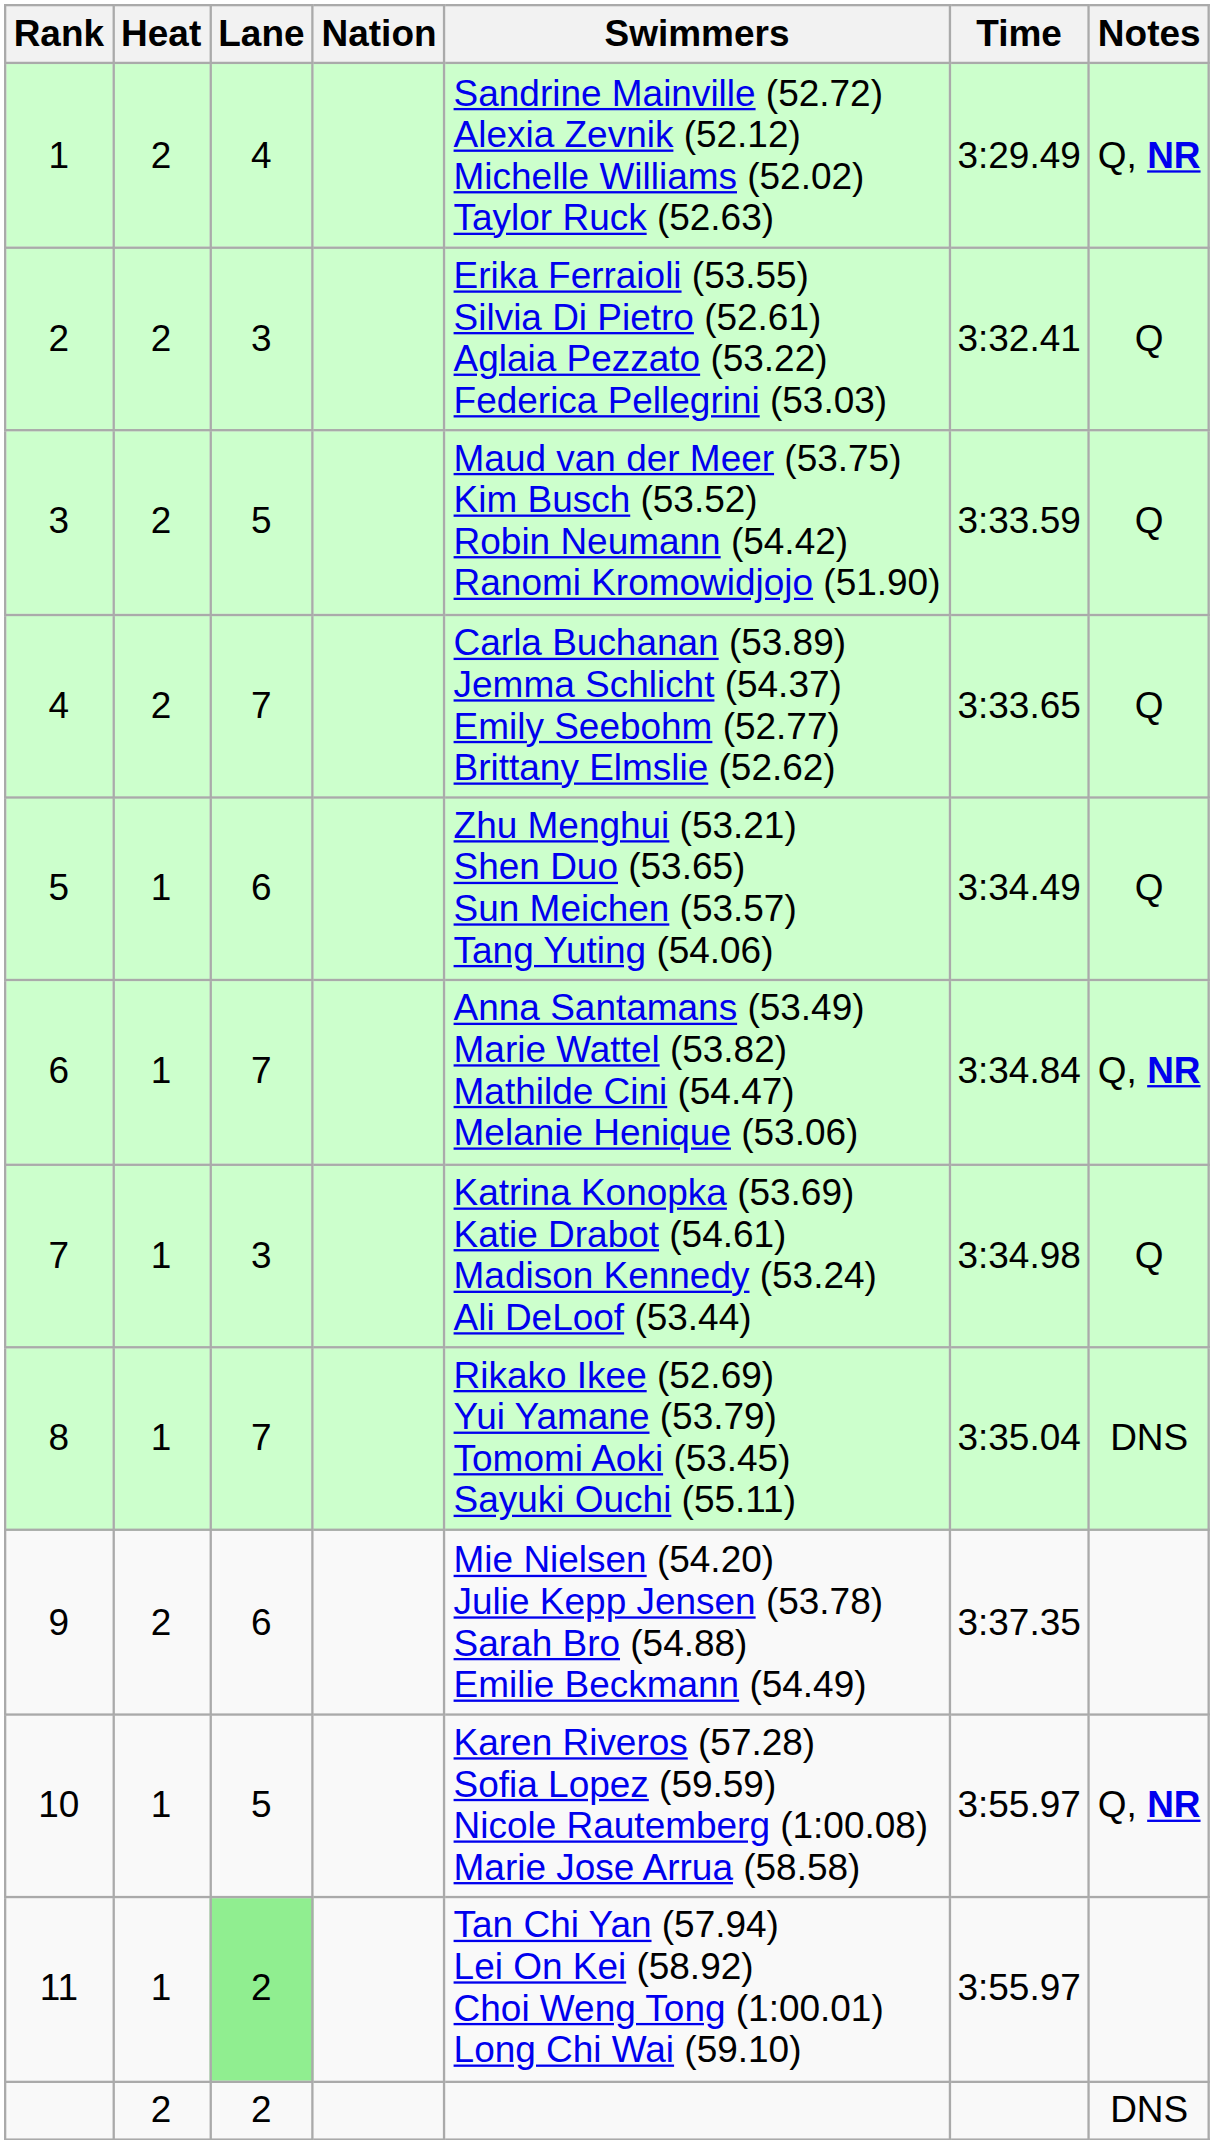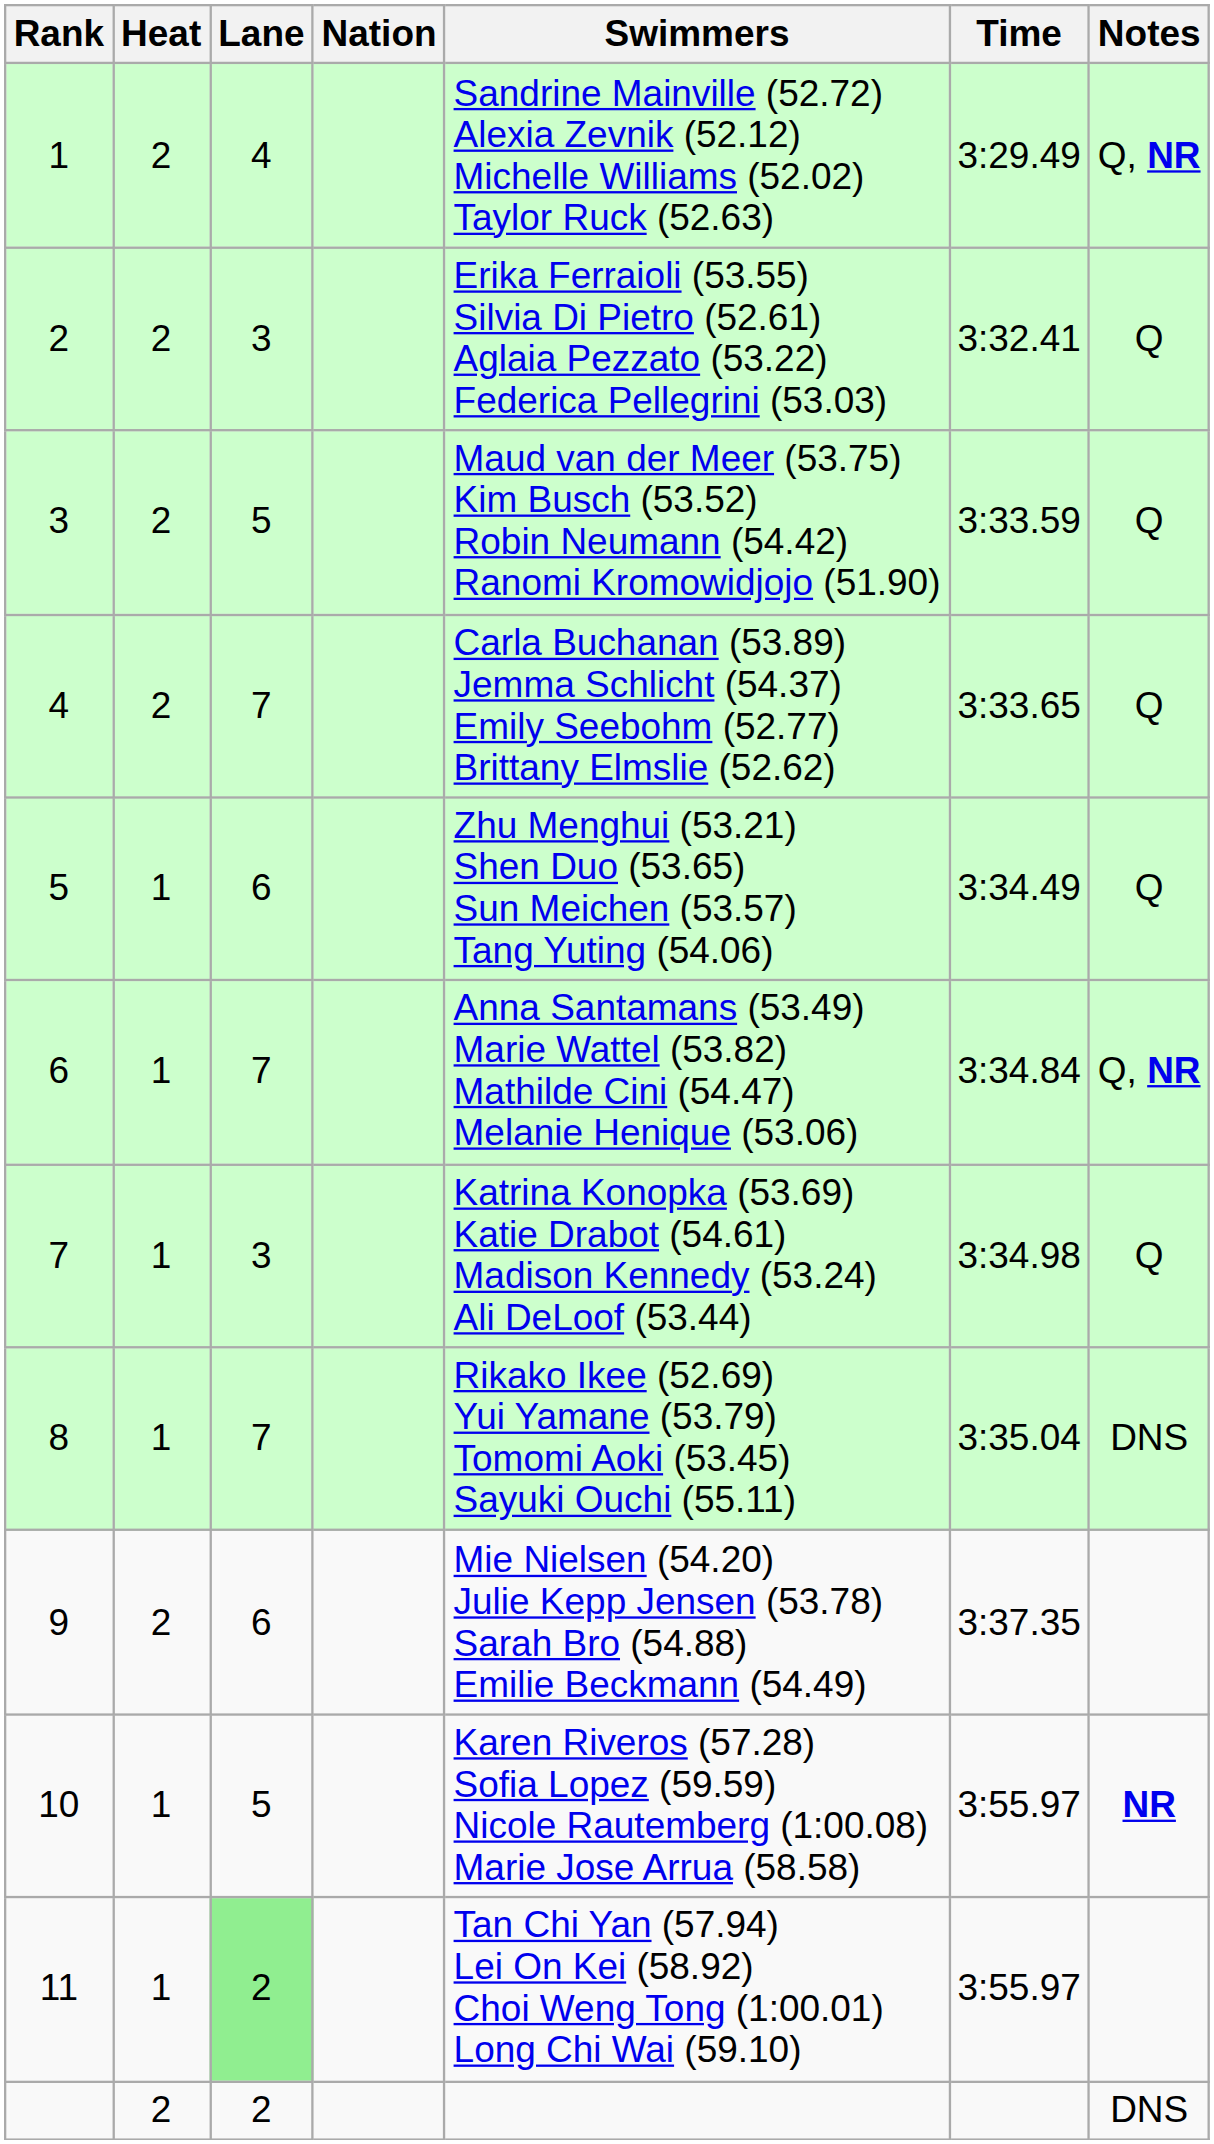(1149, 1805) Q, NR -> (1149, 1805) NR
